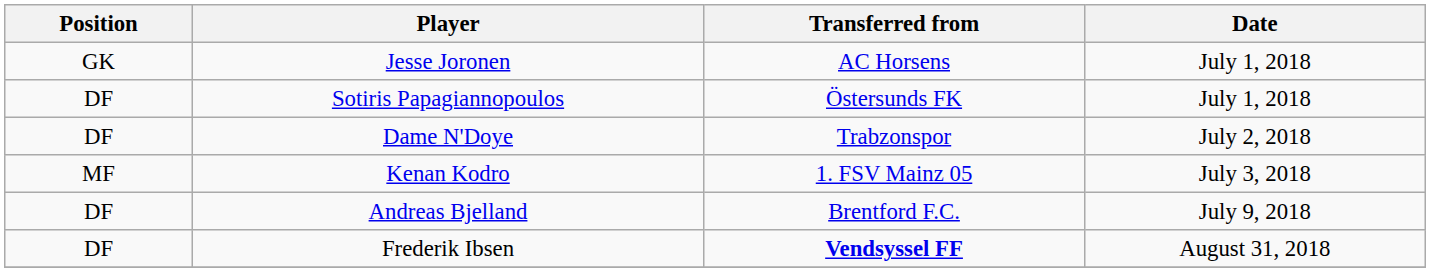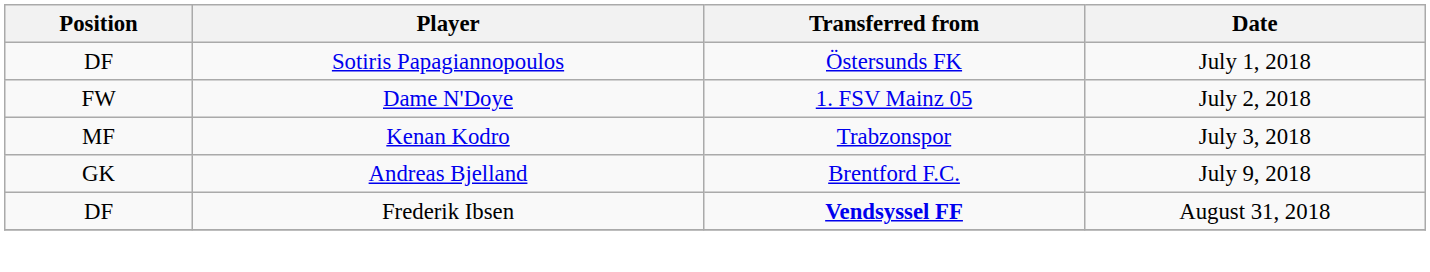- row: (448, 61)
(99, 136) DF -> (99, 98) FW
(894, 136) Trabzonspor -> (894, 98) 1. FSV Mainz 05
(894, 173) 1. FSV Mainz 05 -> (894, 136) Trabzonspor
(99, 211) DF -> (99, 173) GK
